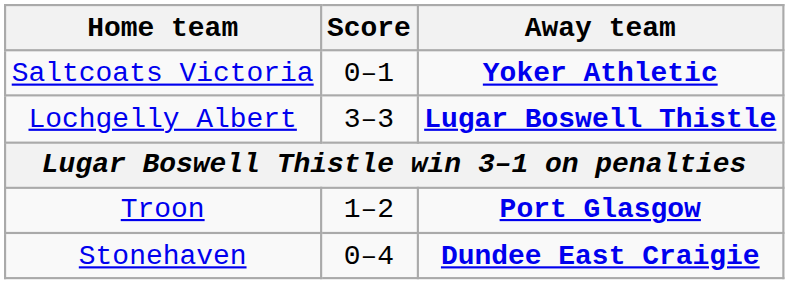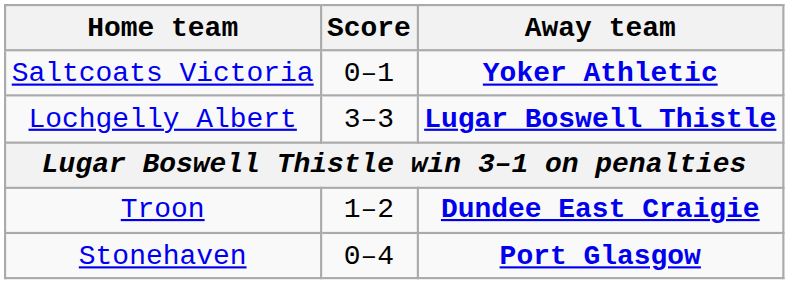(600, 210) Port Glasgow -> (600, 210) Dundee East Craigie
(600, 256) Dundee East Craigie -> (600, 256) Port Glasgow
